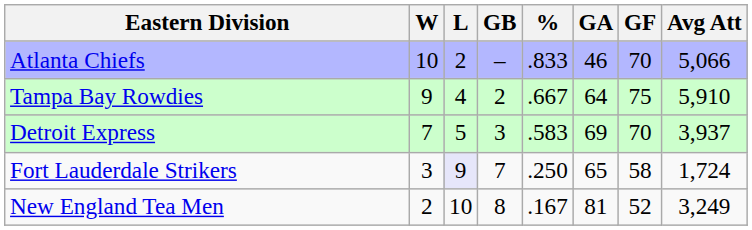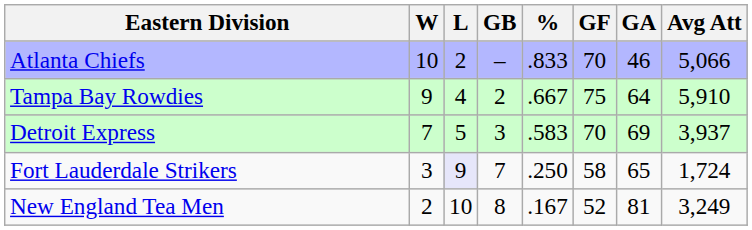columns swapped: (640, 22) <-> (596, 22)
